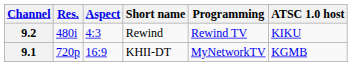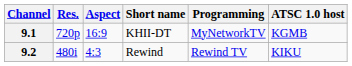rows swapped: (29, 52) <-> (29, 33)
